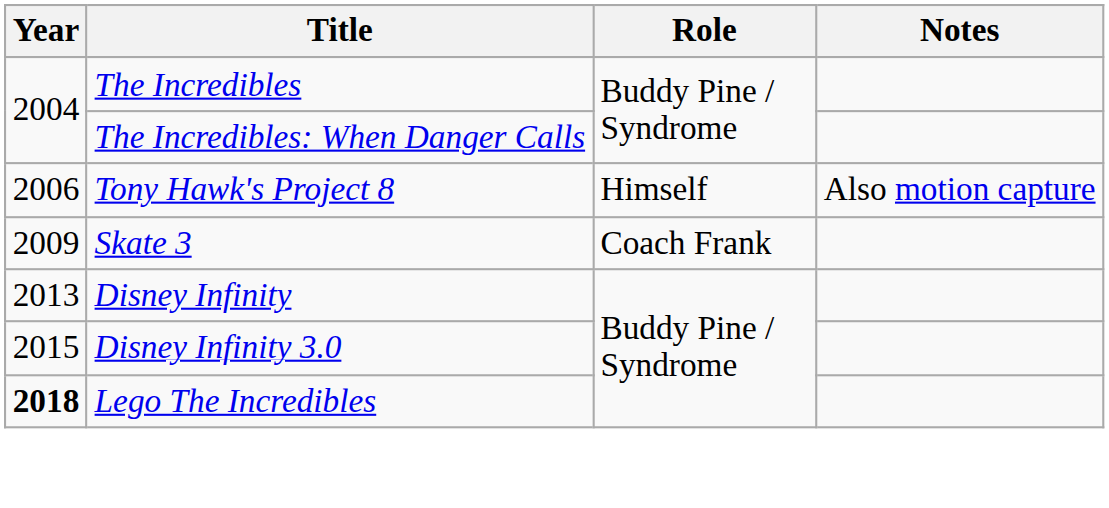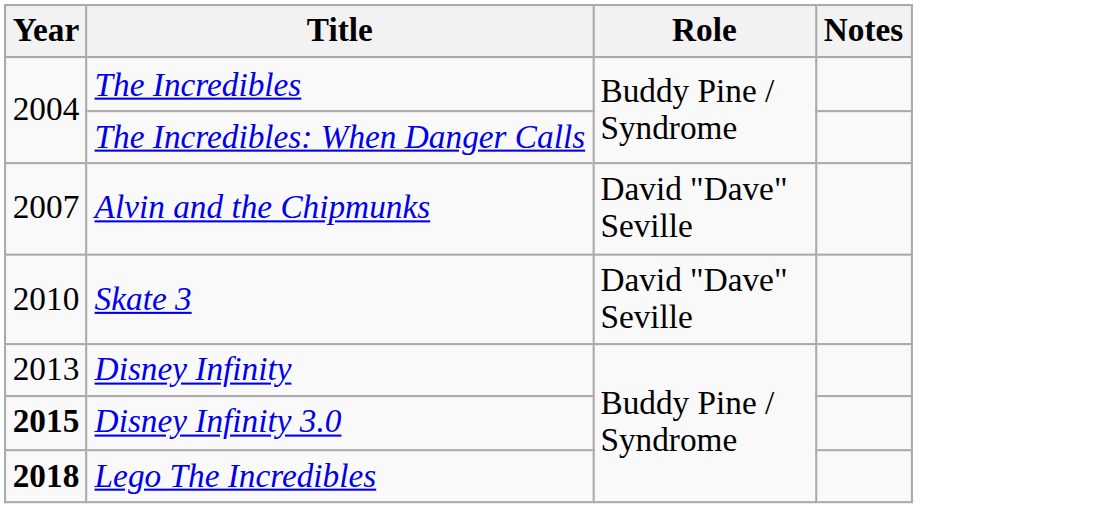- row: (244, 189)
+ row: (262, 207)
(46, 242) 2009 -> (46, 298) 2010
(686, 242) Coach Frank -> (694, 298) David "Dave" Seville
(46, 347) normal -> (46, 422) bold
